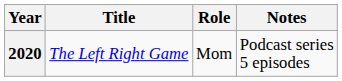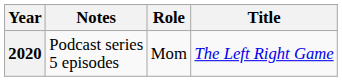columns swapped: (119, 17) <-> (287, 17)
